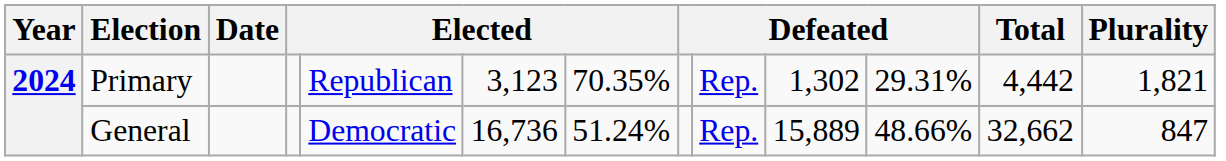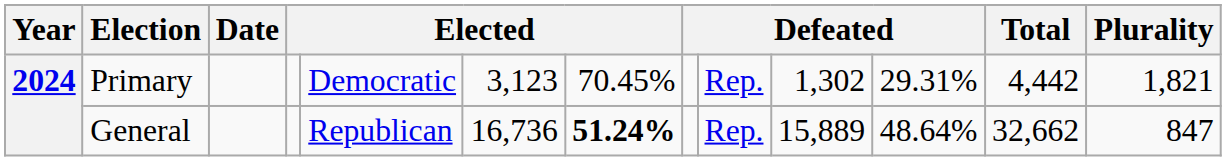(380, 79) Republican -> (382, 79) Democratic
(621, 79) 70.35% -> (626, 79) 70.45%
(382, 130) Democratic -> (380, 130) Republican
(621, 130) normal -> (624, 130) bold
(923, 130) 48.66% -> (929, 130) 48.64%
